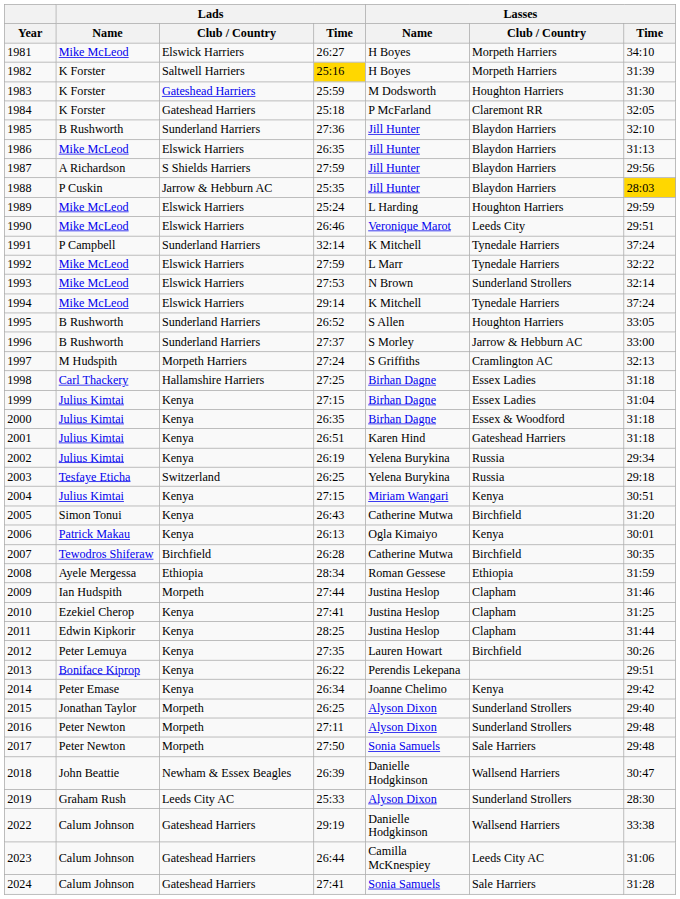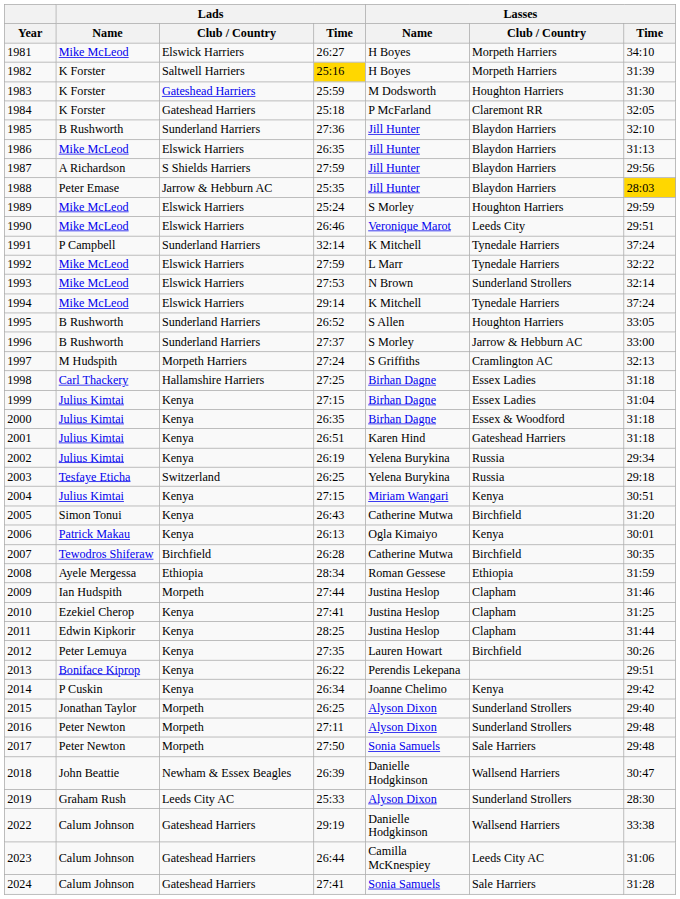(81, 187) P Cuskin -> (89, 187) Peter Emase
(393, 206) L Harding -> (391, 206) S Morley
(89, 689) Peter Emase -> (81, 689) P Cuskin
